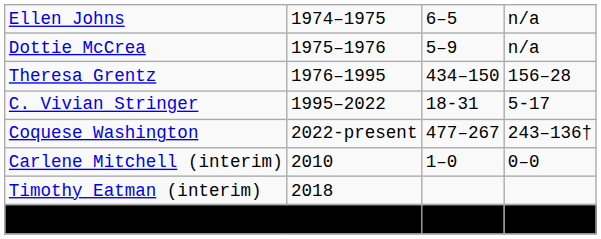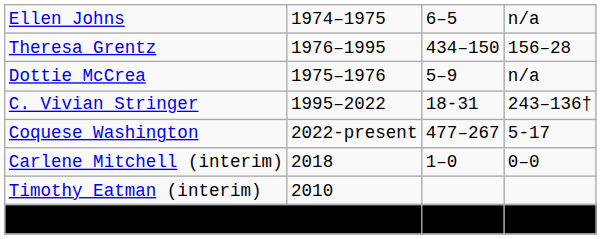rows swapped: (77, 48) <-> (83, 76)
(529, 105) 5-17 -> (550, 105) 243–136†
(550, 133) 243–136† -> (529, 133) 5-17
(312, 162) 2010 -> (312, 162) 2018
(312, 191) 2018 -> (312, 191) 2010
